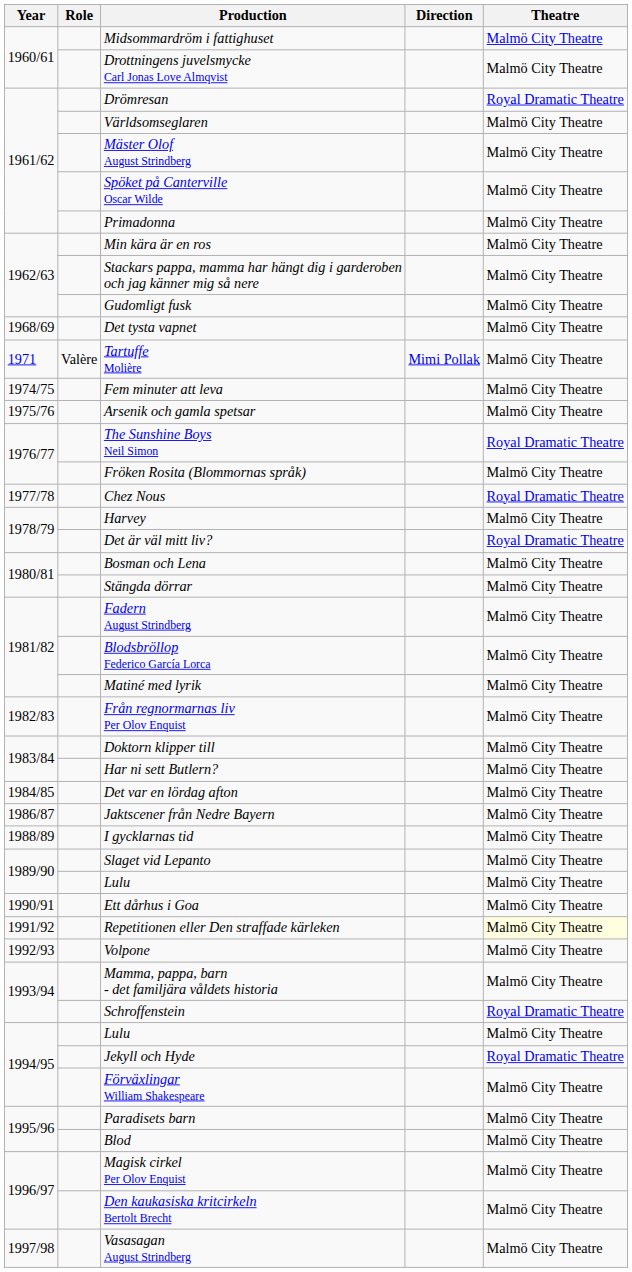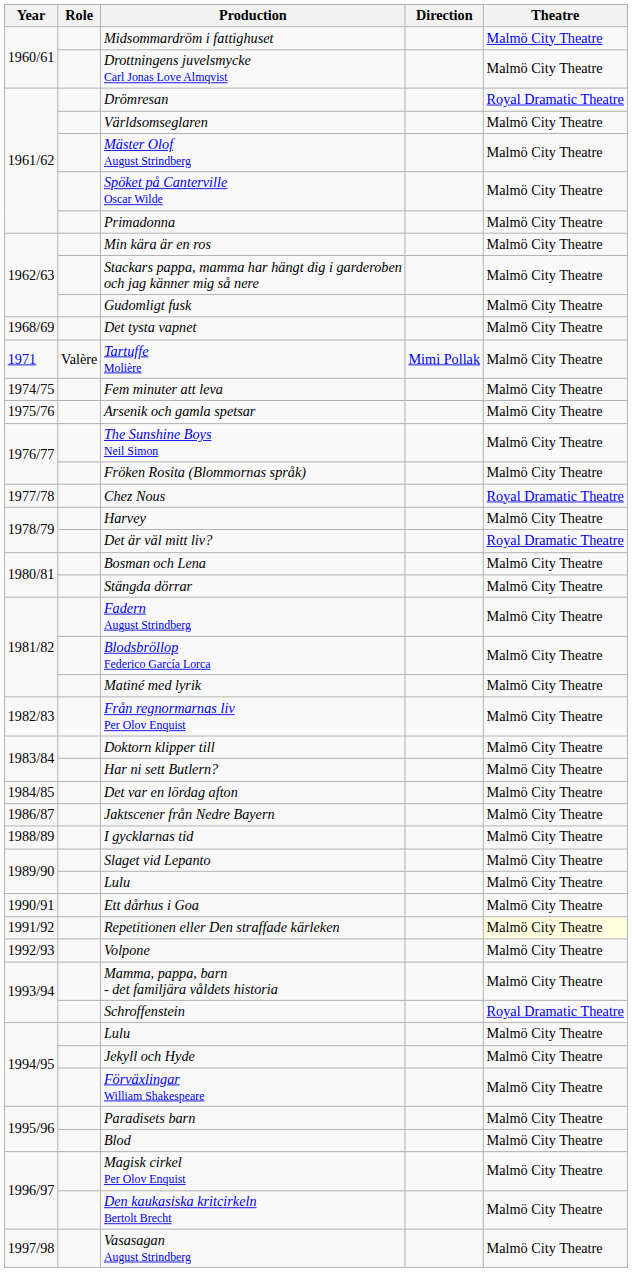(555, 442) Royal Dramatic Theatre -> (545, 442) Malmö City Theatre
(555, 1056) Royal Dramatic Theatre -> (545, 1056) Malmö City Theatre
